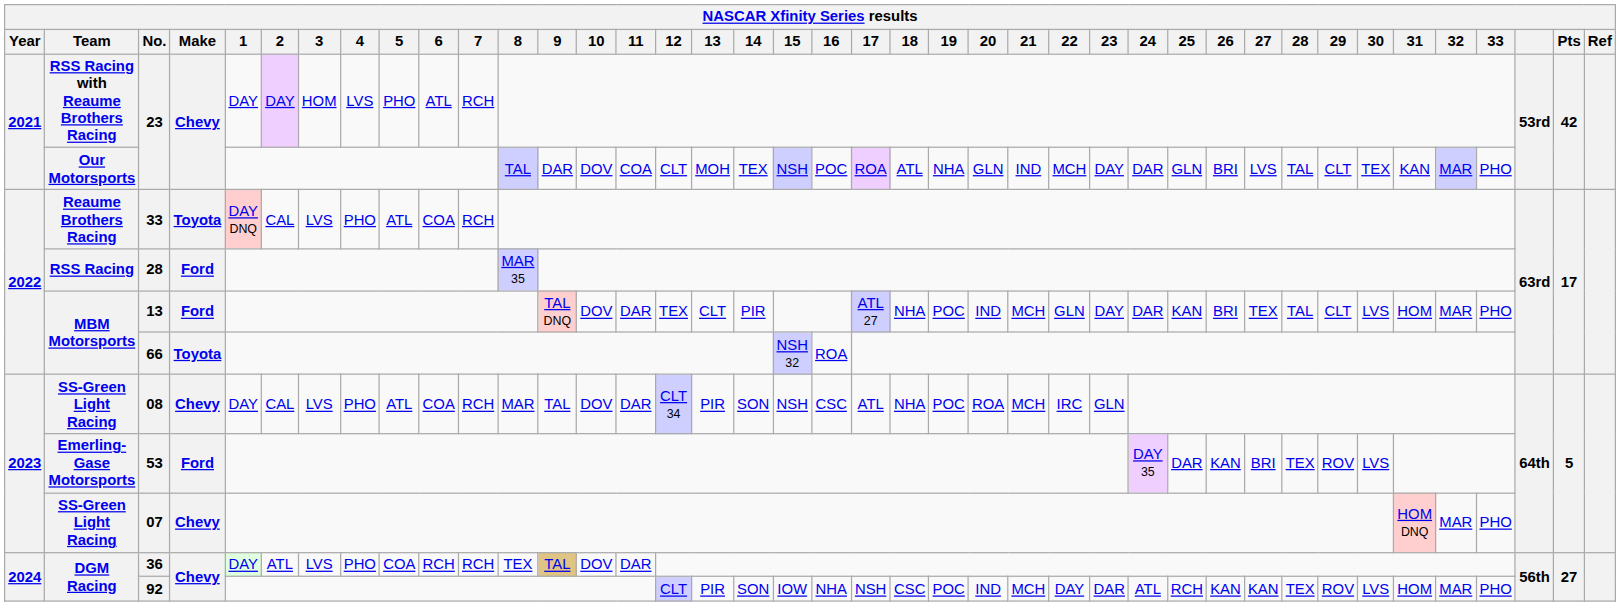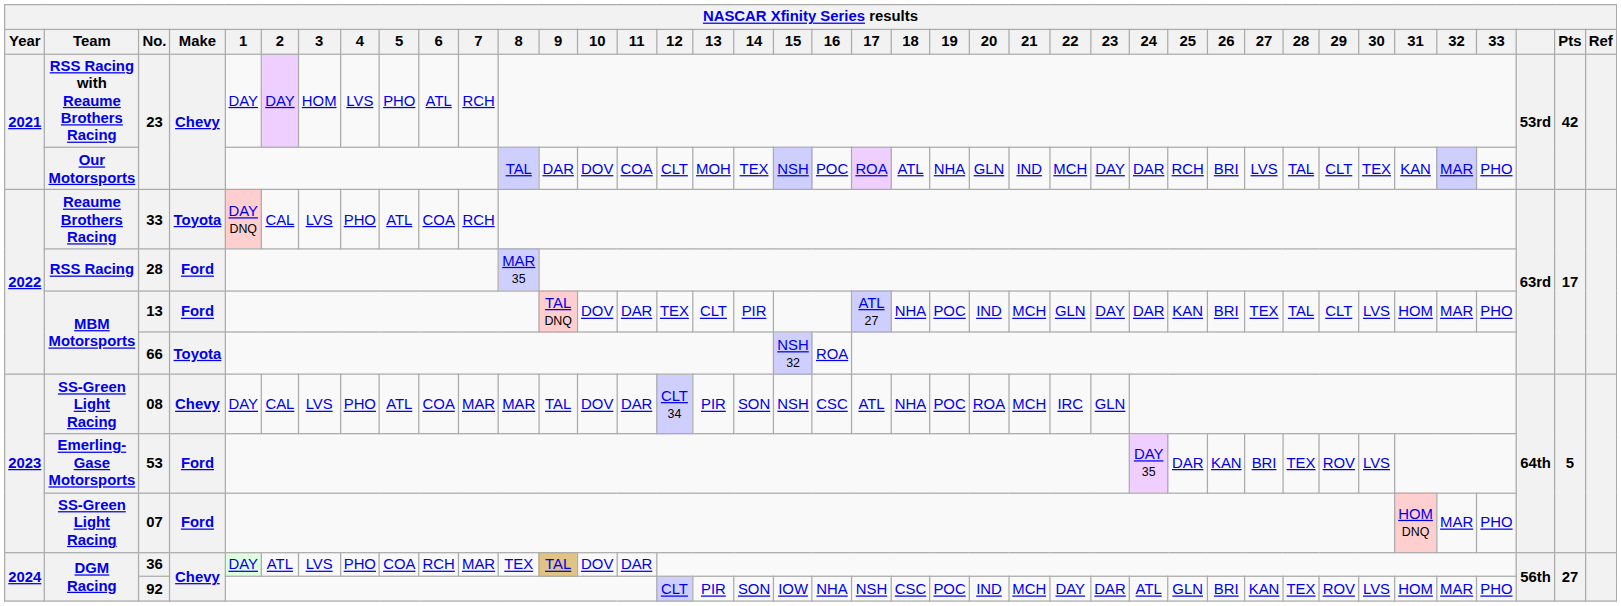(1187, 169) GLN -> (1188, 169) RCH
(478, 404) RCH -> (479, 404) MAR
(197, 523) Chevy -> (197, 523) Ford
(478, 564) RCH -> (479, 564) MAR
(1187, 589) RCH -> (1188, 589) GLN
(1225, 589) KAN -> (1226, 589) BRI
